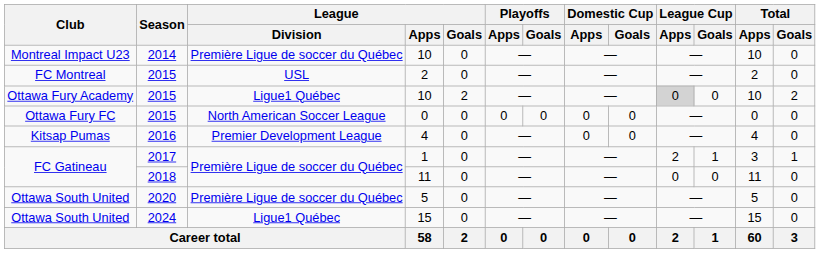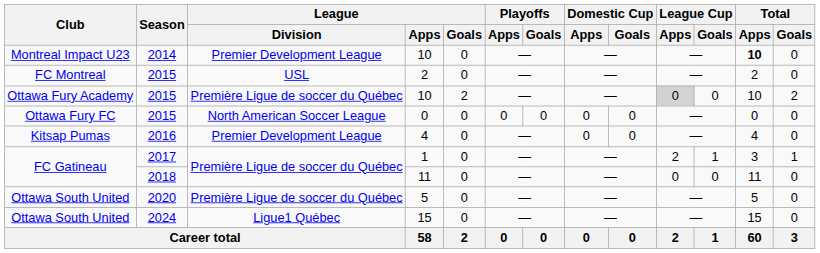(297, 55) Première Ligue de soccer du Québec -> (297, 55) Premier Development League
(755, 55) normal -> (755, 55) bold
(297, 95) Ligue1 Québec -> (297, 95) Première Ligue de soccer du Québec
